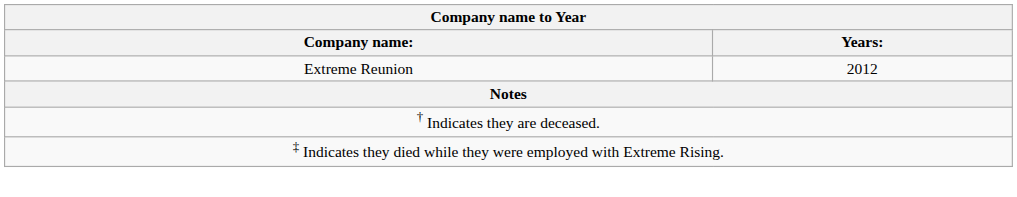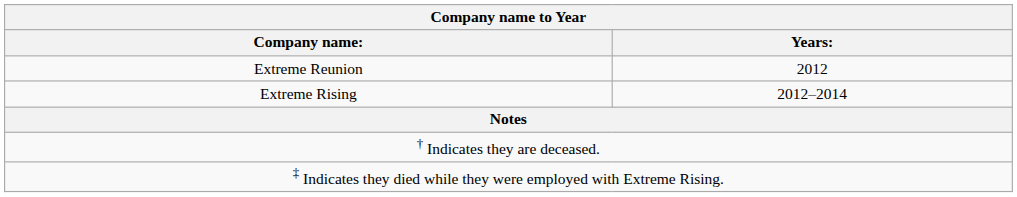+ row: (308, 93)
